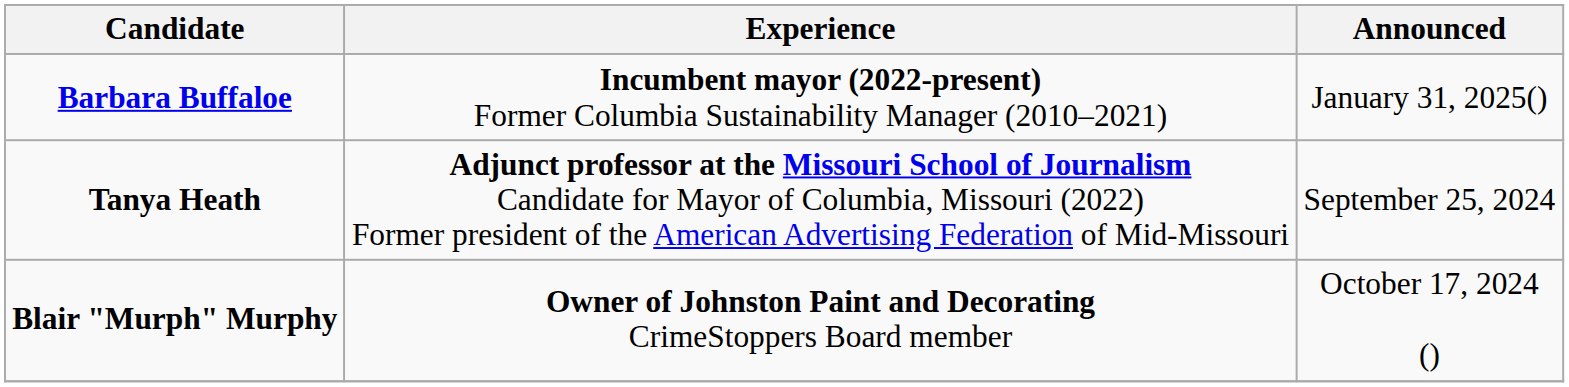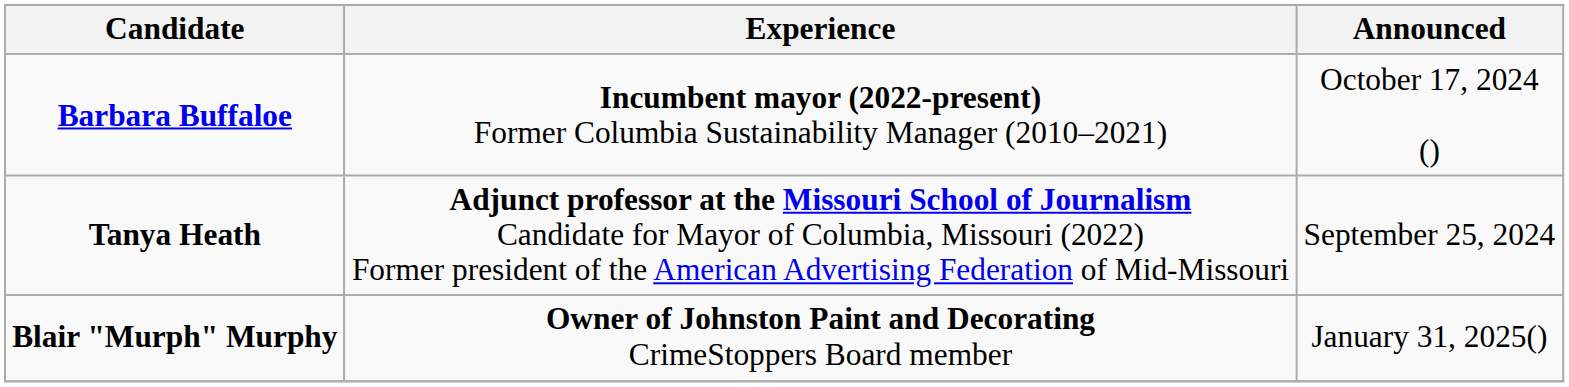(1429, 96) January 31, 2025() -> (1429, 114) October 17, 2024 ()
(1429, 319) October 17, 2024 () -> (1429, 337) January 31, 2025()
